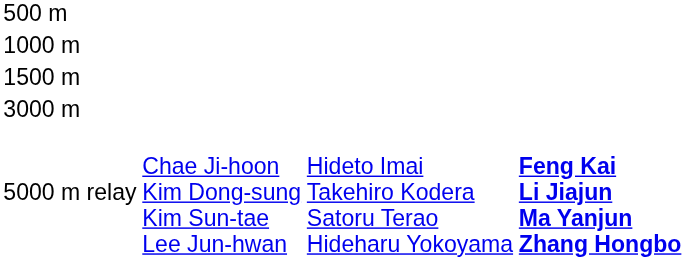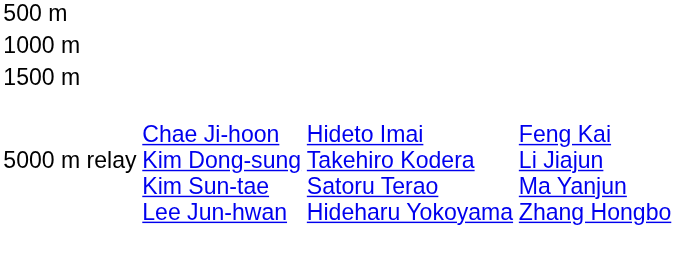- row: (42, 109)
(600, 205) bold -> (595, 173) normal
